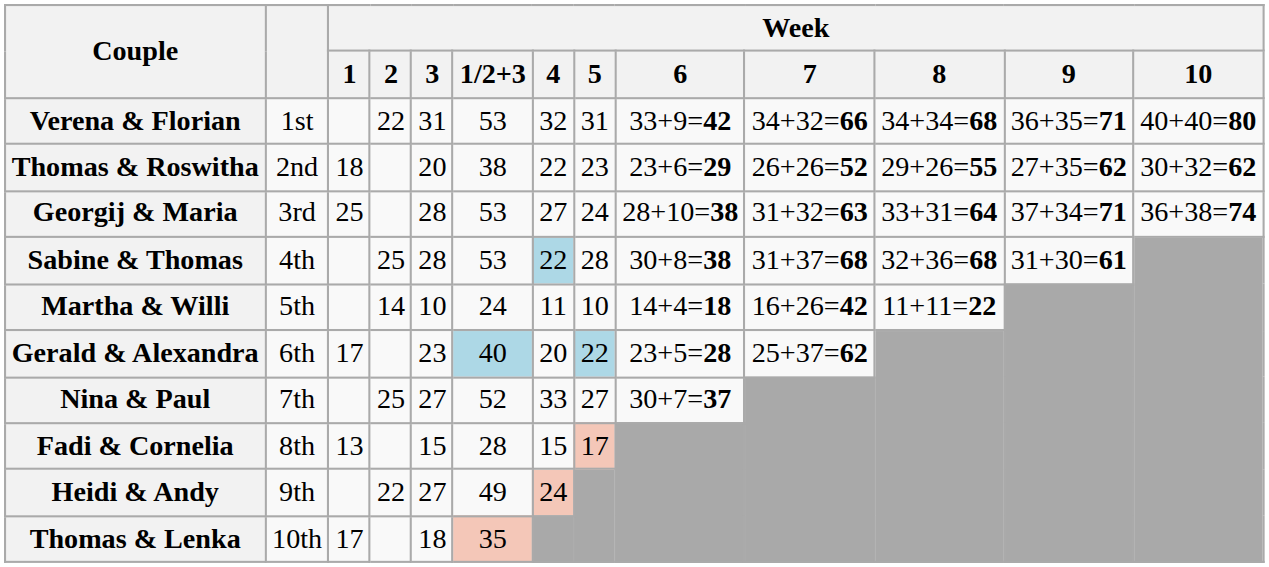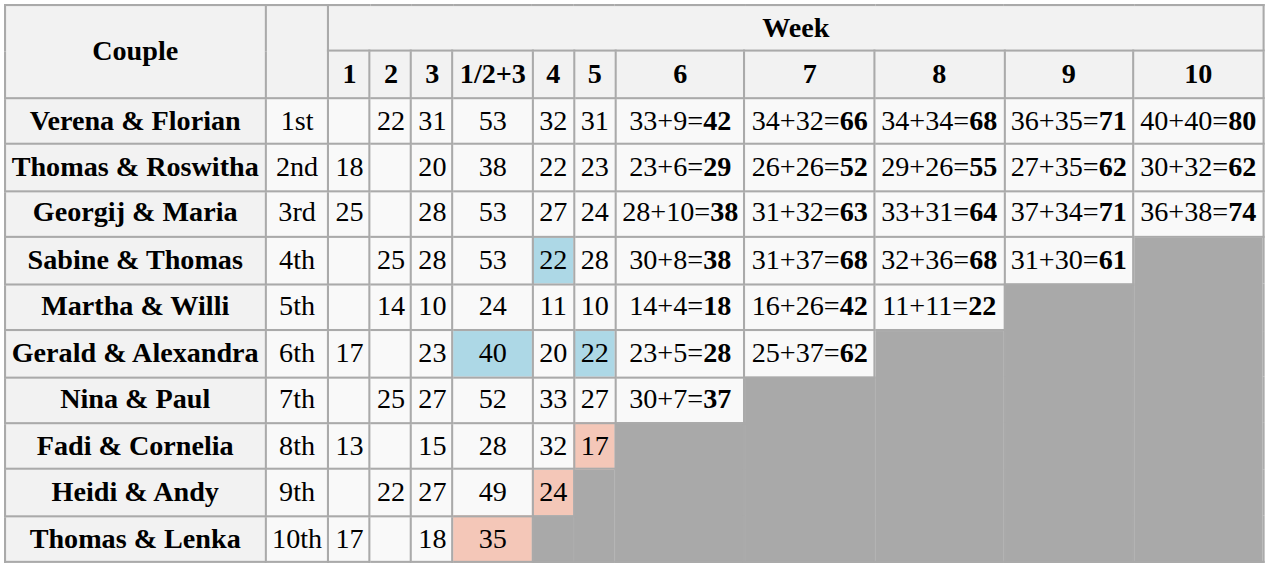(553, 445) 15 -> (553, 445) 32
